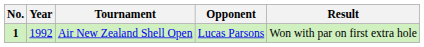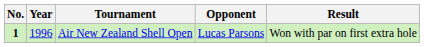(41, 33) 1992 -> (41, 33) 1996
